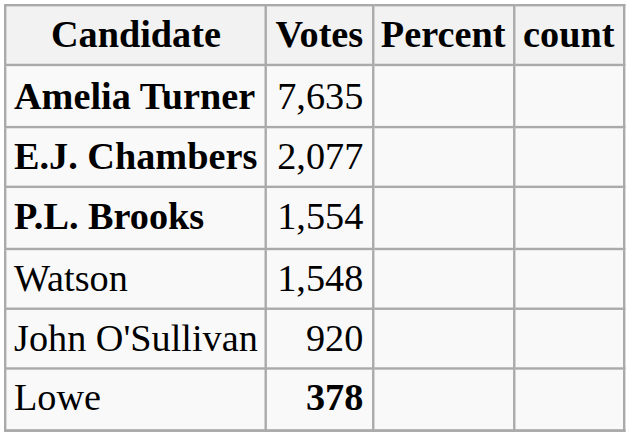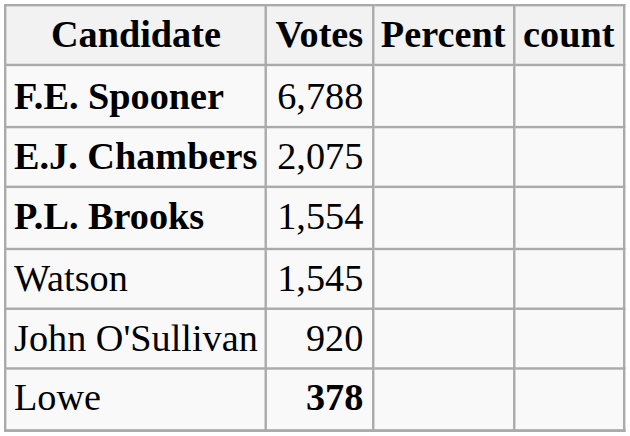- row: (135, 95)
+ row: (119, 95)
(320, 156) 2,077 -> (320, 156) 2,075
(320, 277) 1,548 -> (320, 277) 1,545
